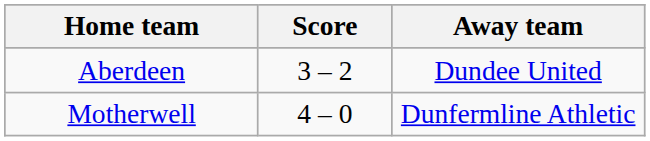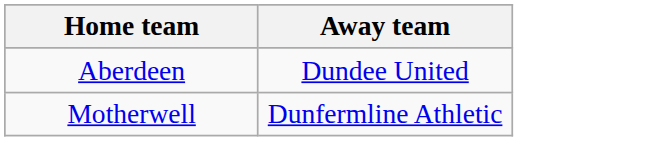- column: (325, 26)
